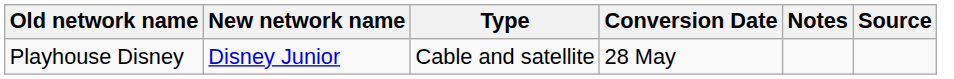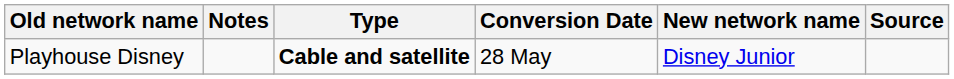columns swapped: (307, 21) <-> (818, 21)
(505, 56) normal -> (374, 56) bold
